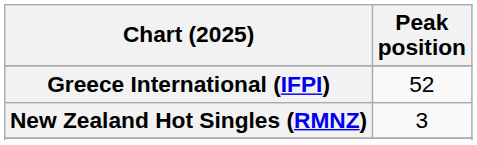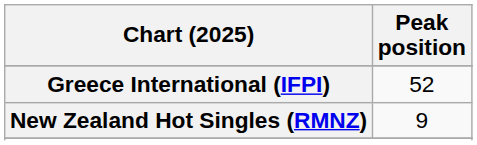(422, 120) 3 -> (422, 120) 9
